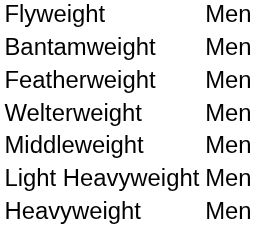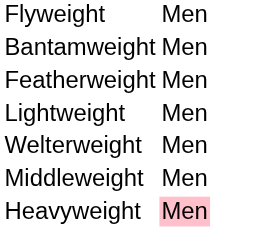+ row: (65, 112)
- row: (102, 178)
(228, 211) no background -> (185, 211) pink background
